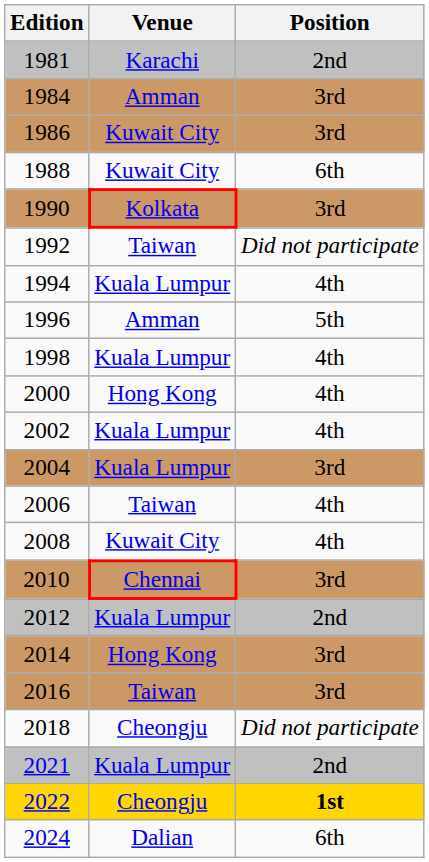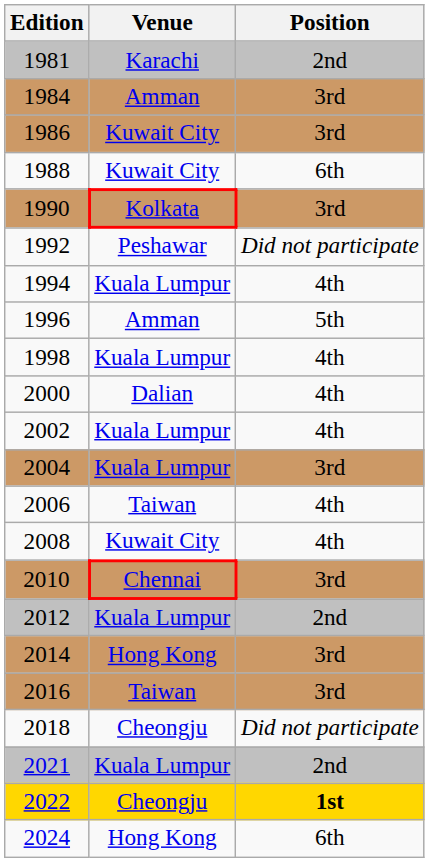(162, 246) Taiwan -> (162, 246) Peshawar
(162, 393) Hong Kong -> (162, 393) Dalian
(162, 838) Dalian -> (162, 838) Hong Kong
